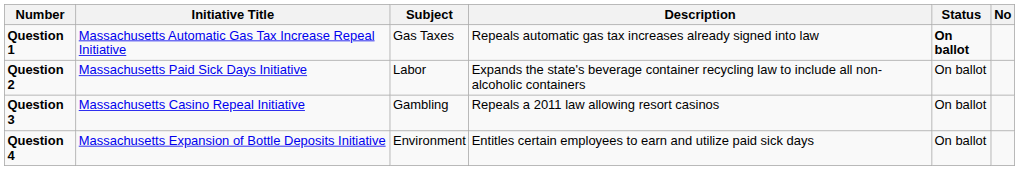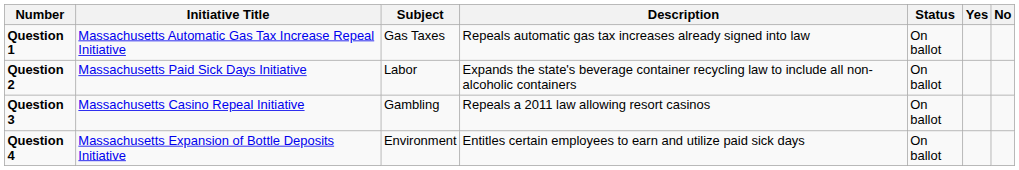+ column: (977, 14)
(952, 42) bold -> (926, 42) normal
